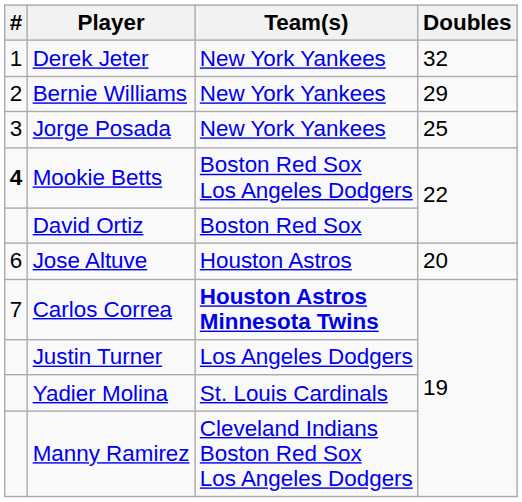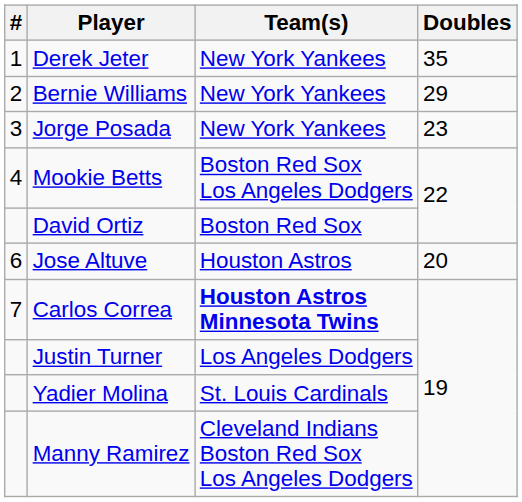(436, 58) 32 -> (436, 58) 35
(436, 129) 25 -> (436, 129) 23
(16, 177) bold -> (16, 177) normal
